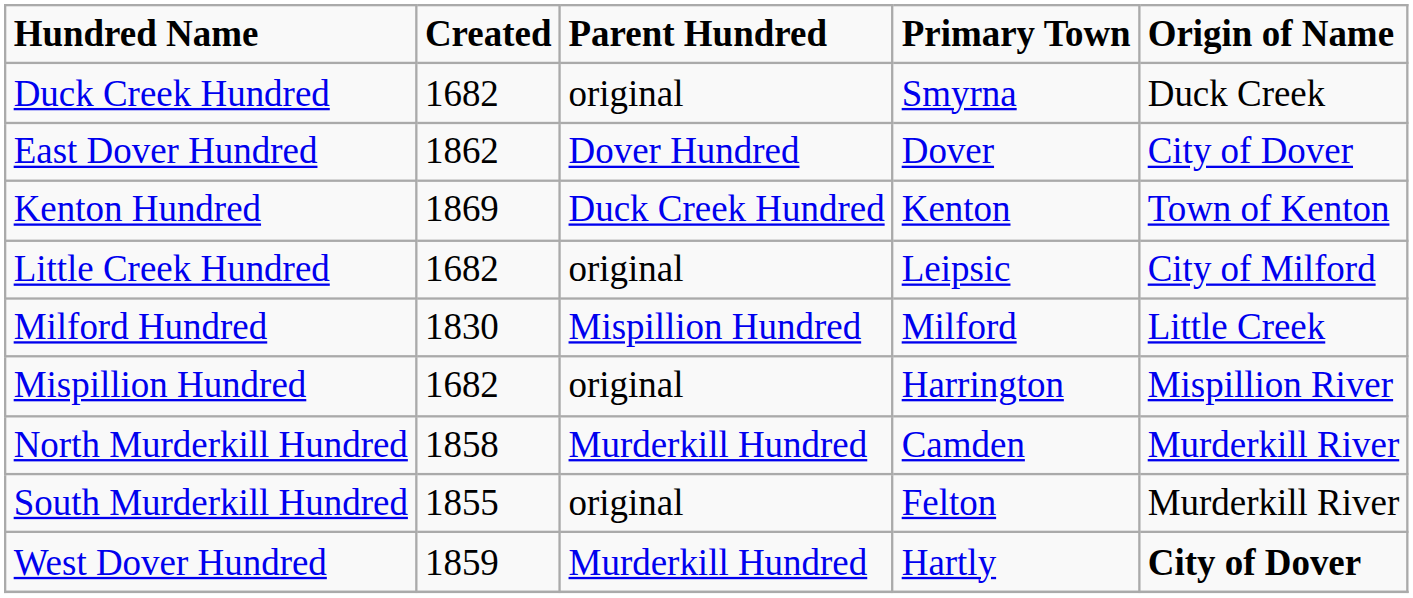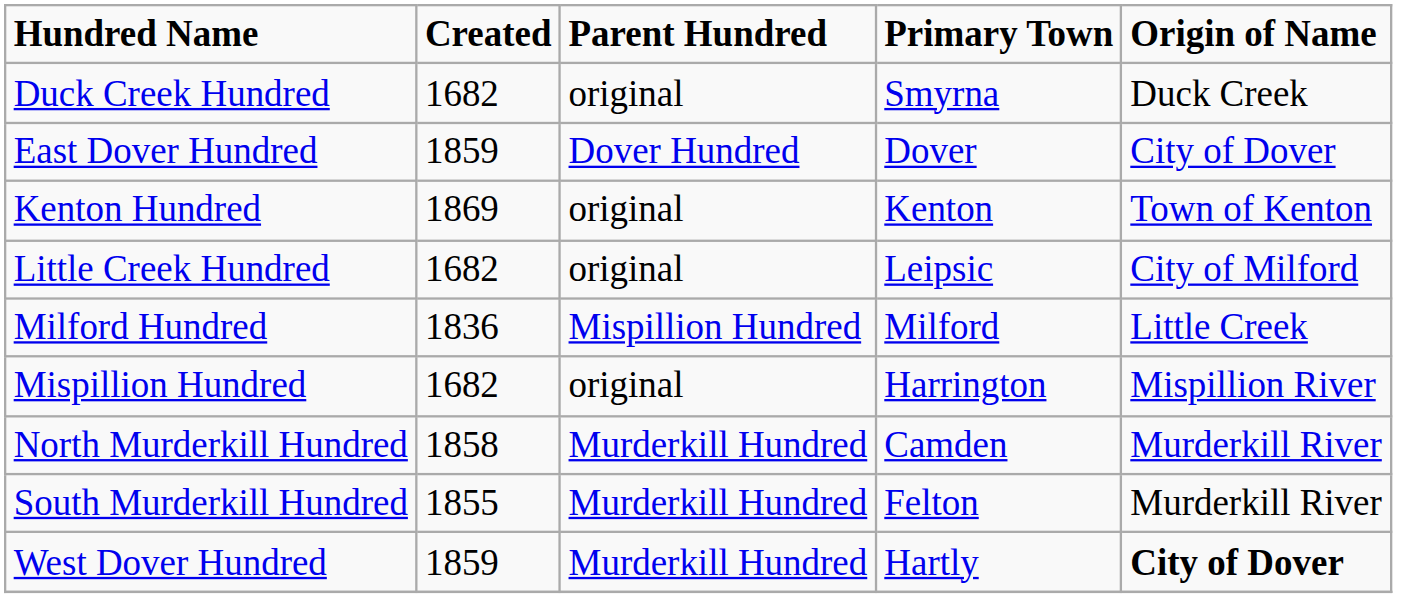(462, 151) 1862 -> (462, 151) 1859
(727, 209) Duck Creek Hundred -> (626, 209) original
(462, 326) 1830 -> (462, 326) 1836
(626, 502) original -> (718, 502) Murderkill Hundred
